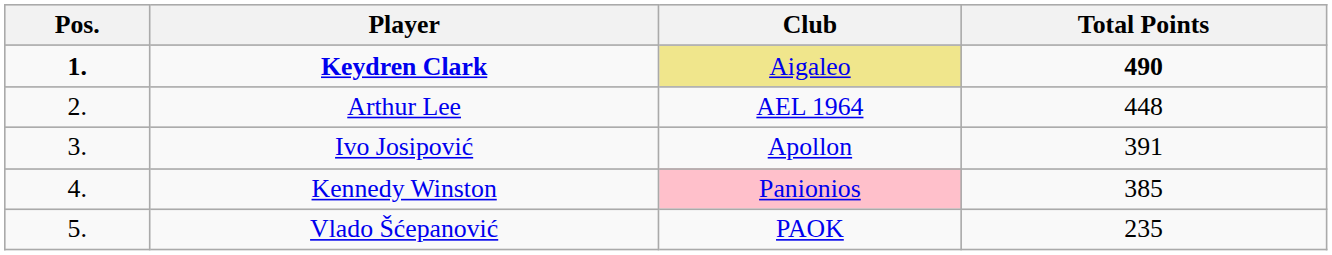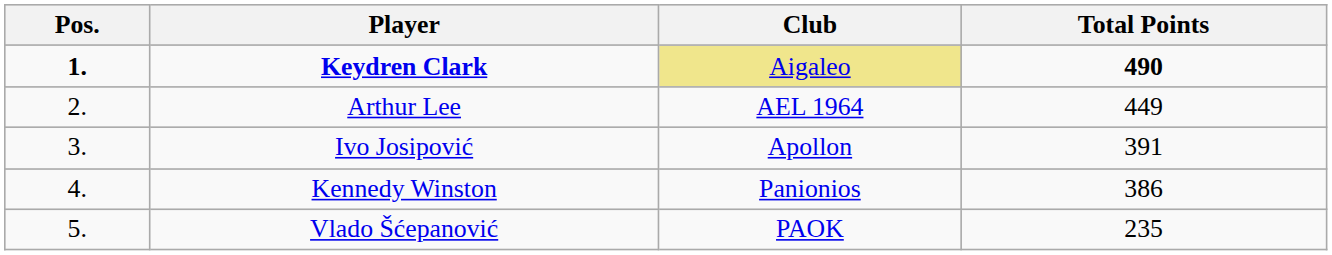(1144, 106) 448 -> (1144, 106) 449
(810, 188) pink background -> (810, 188) no background
(1144, 188) 385 -> (1144, 188) 386
